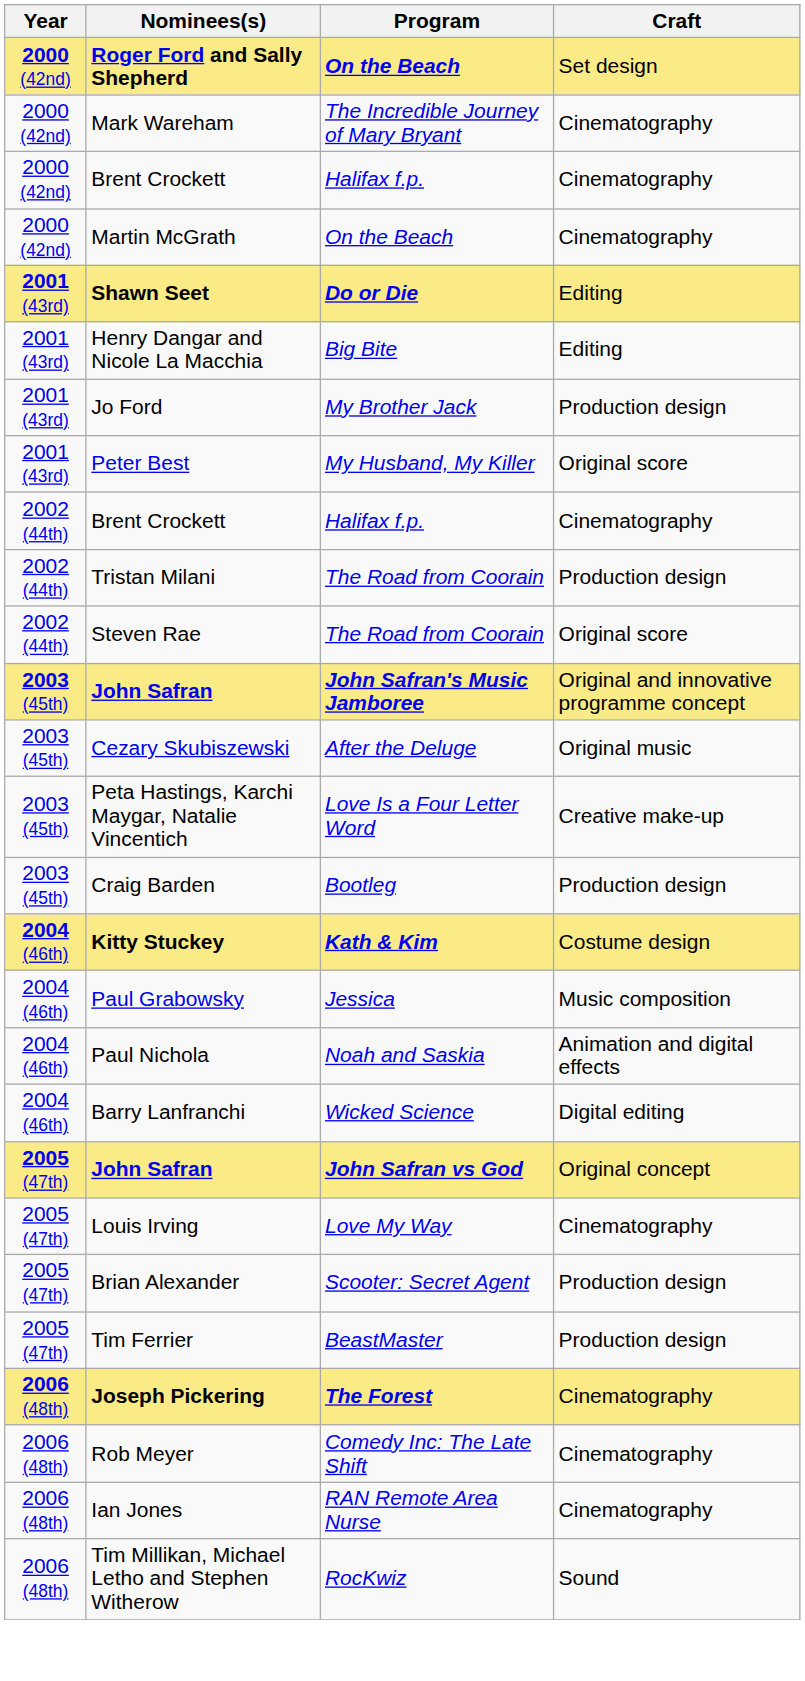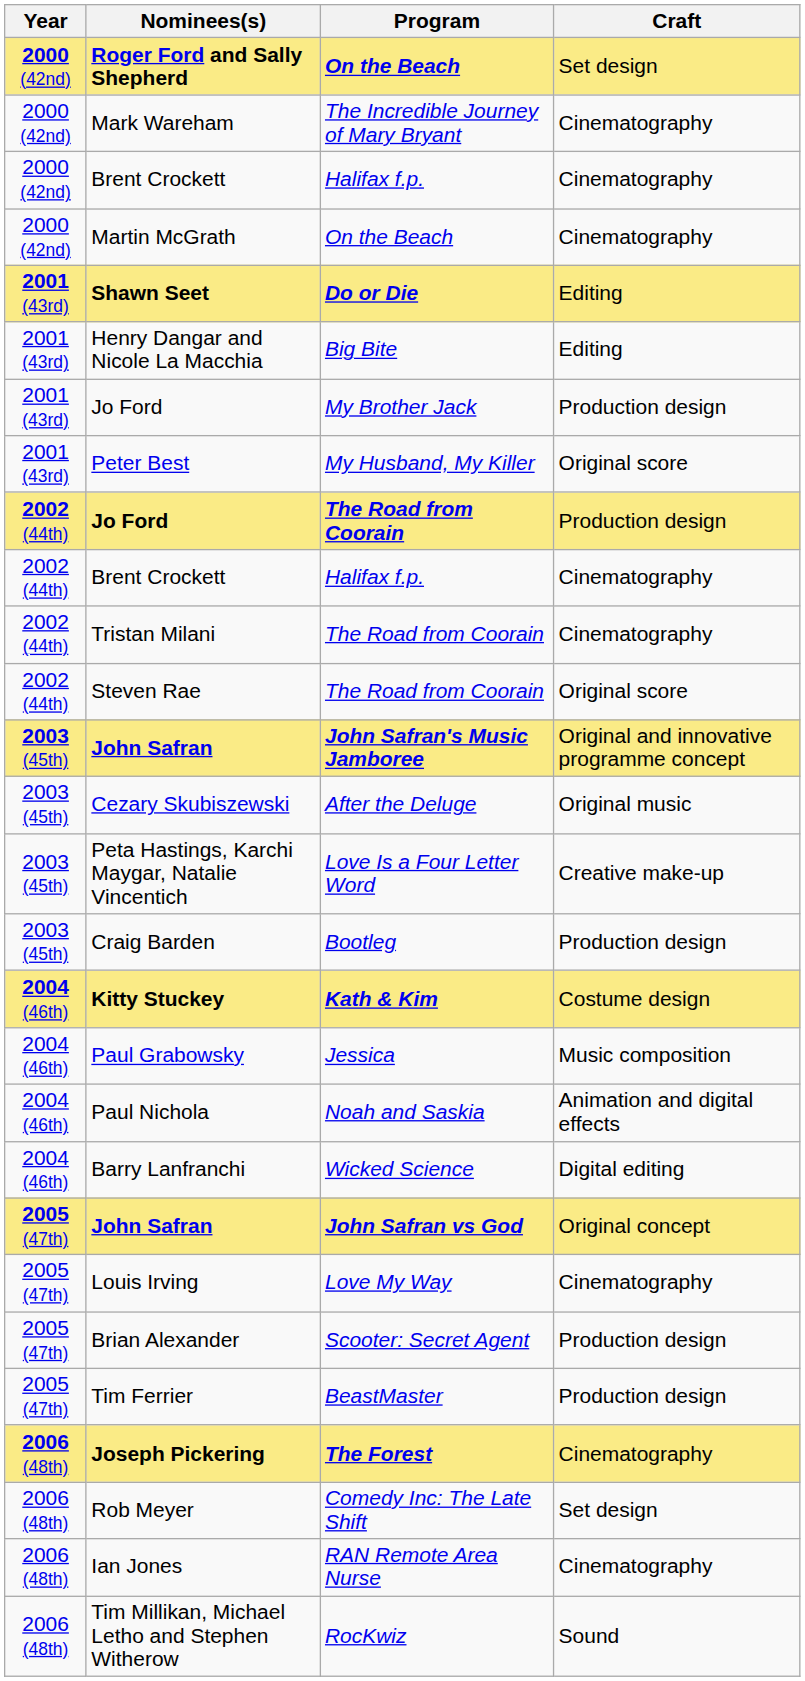+ row: (46, 520)
(643, 577) Production design -> (636, 634) Cinematography
(636, 1453) Cinematography -> (608, 1510) Set design
